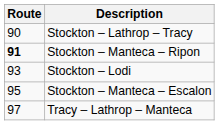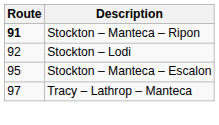- row: (120, 33)
(14, 71) 93 -> (14, 52) 92
